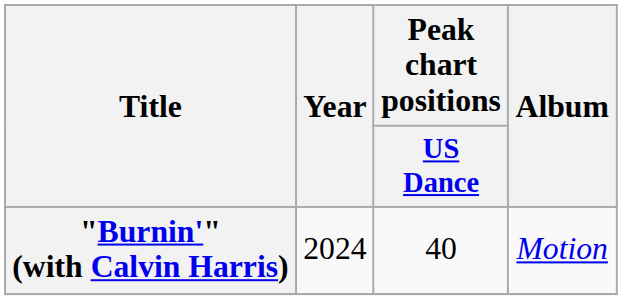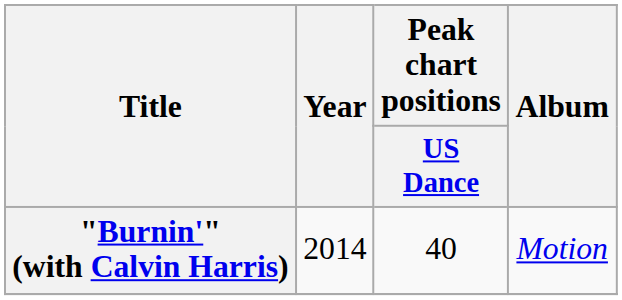(335, 249) 2024 -> (335, 249) 2014
